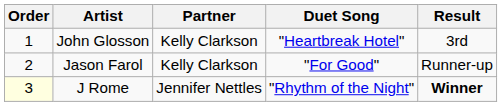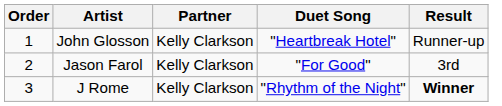(457, 40) 3rd -> (449, 40) Runner-up
(457, 64) Runner-up -> (449, 64) 3rd
(29, 88) lightyellow background -> (29, 88) no background
(209, 88) Jennifer Nettles -> (205, 88) Kelly Clarkson
